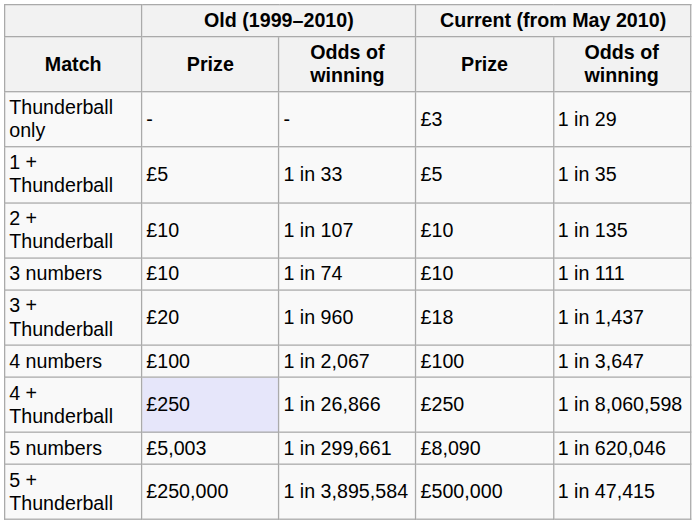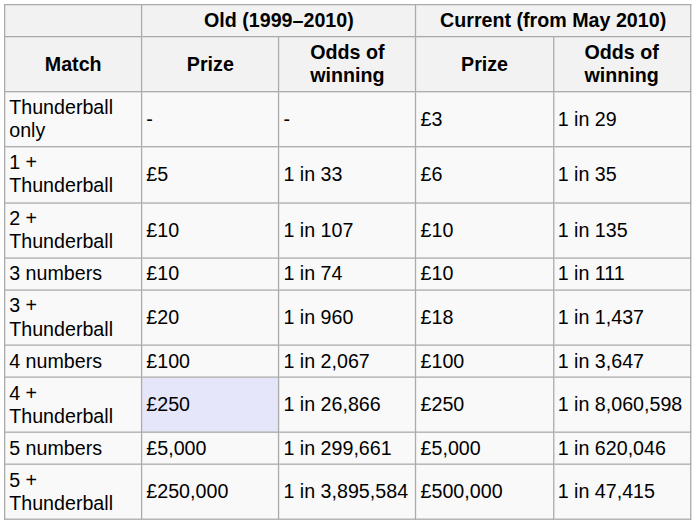(432, 175) £5 -> (432, 175) £6
(176, 448) £5,003 -> (176, 448) £5,000
(451, 448) £8,090 -> (451, 448) £5,000
